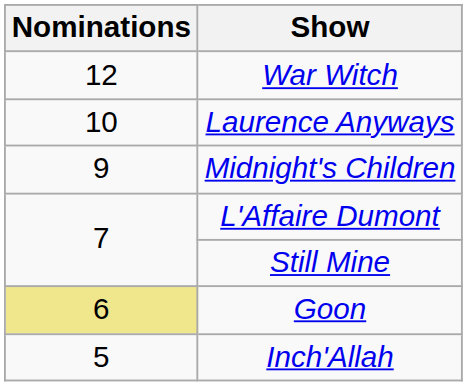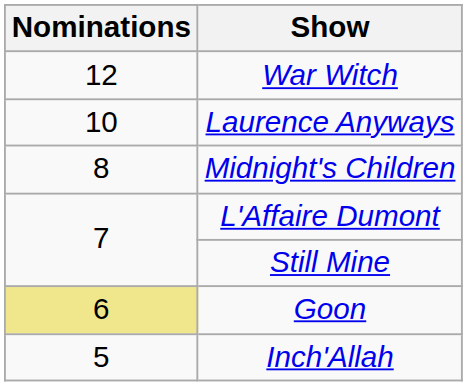(101, 168) 9 -> (101, 168) 8
